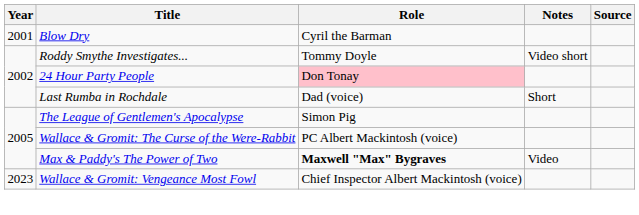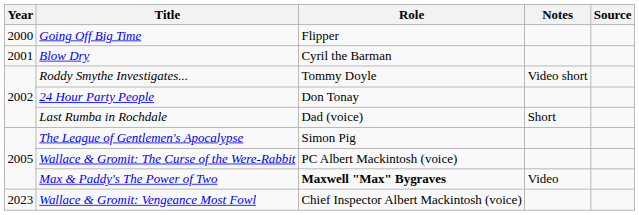+ row: (90, 35)
(330, 76) pink background -> (330, 96) no background
